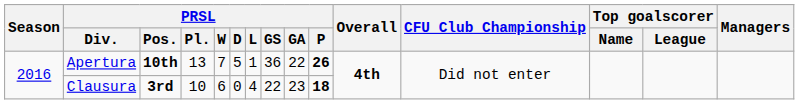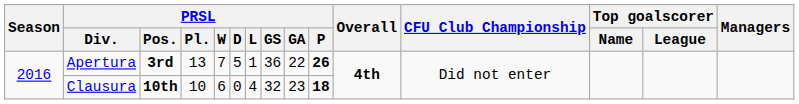(160, 63) 10th -> (160, 63) 3rd
(160, 87) 3rd -> (160, 87) 10th
(273, 87) 22 -> (273, 87) 32
